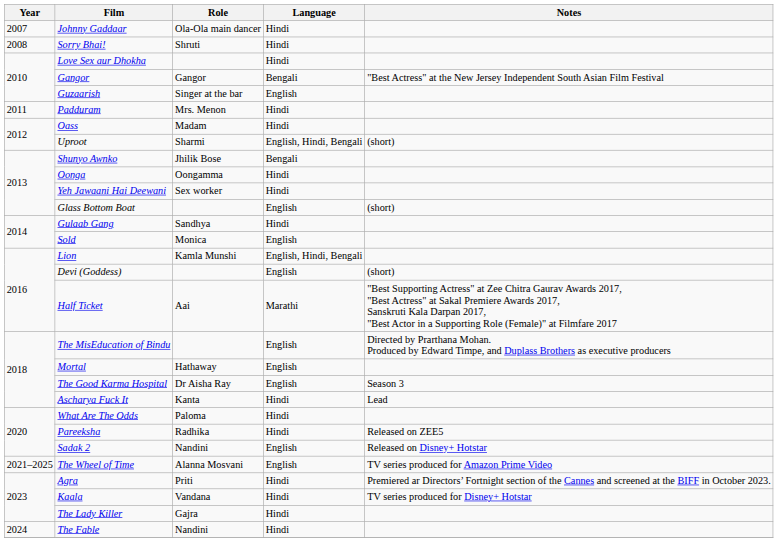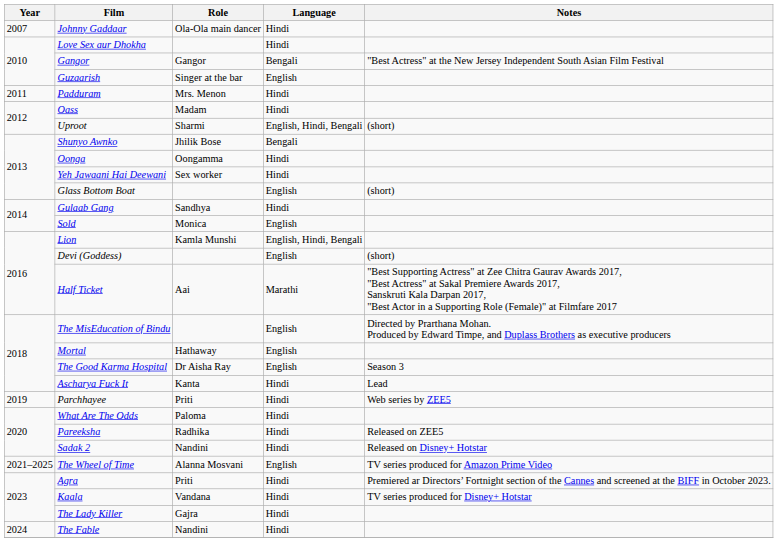- row: (82, 45)
+ row: (82, 399)
(281, 448) English -> (277, 448) Hindi
